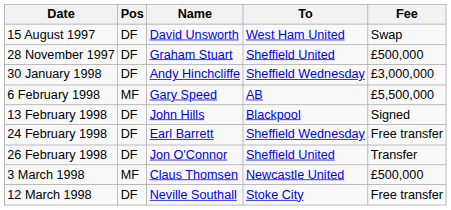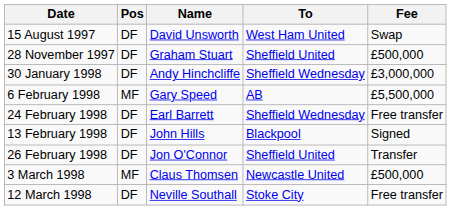rows swapped: (57, 114) <-> (57, 134)
